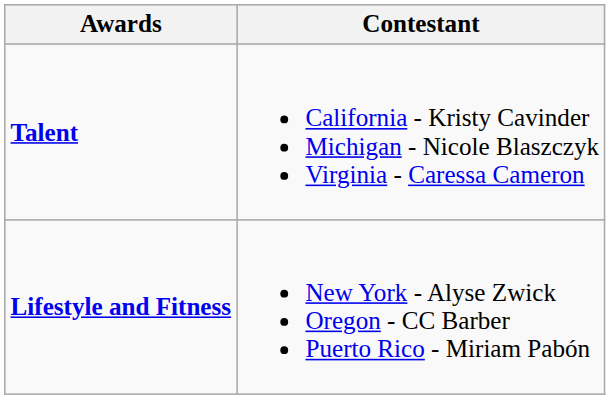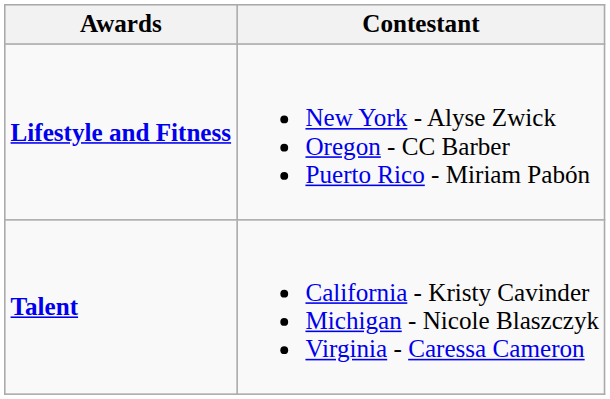rows swapped: (121, 306) <-> (44, 131)
